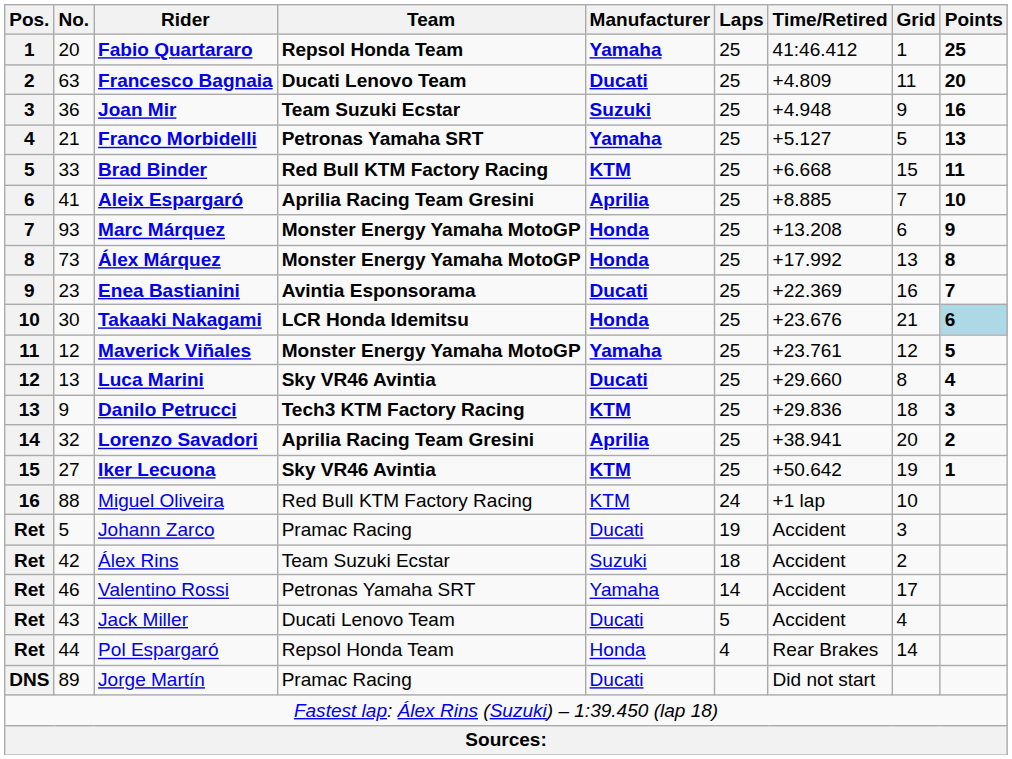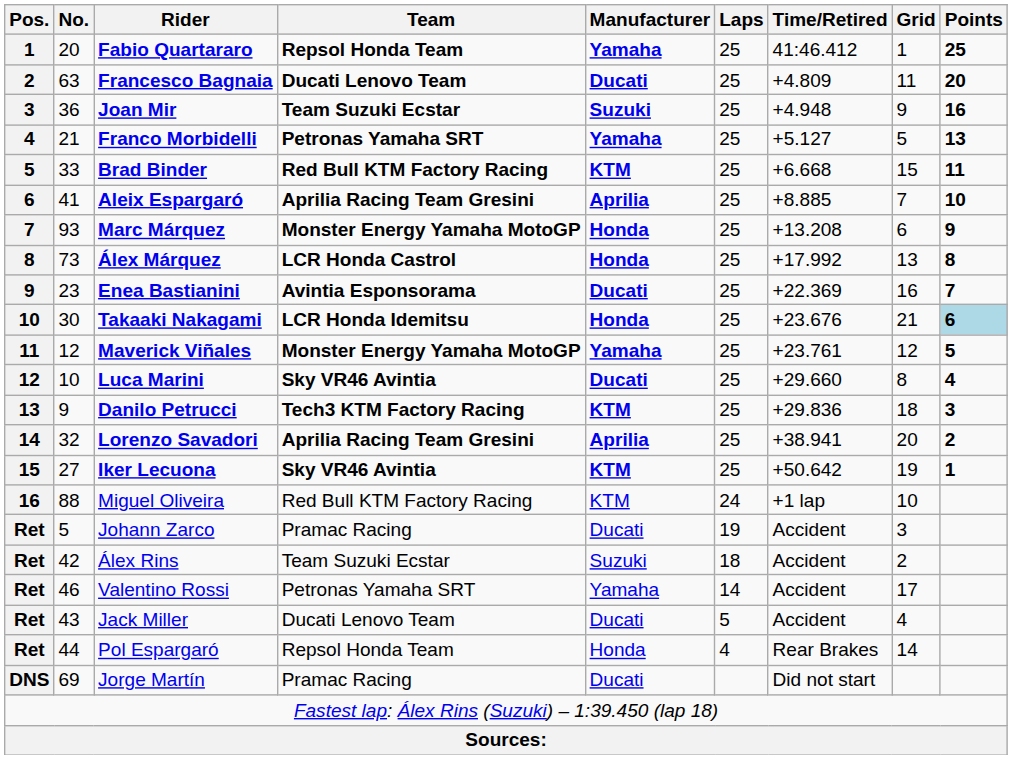(431, 259) Monster Energy Yamaha MotoGP -> (369, 259) LCR Honda Castrol
(69, 379) 13 -> (69, 379) 10
(69, 680) 89 -> (69, 680) 69
